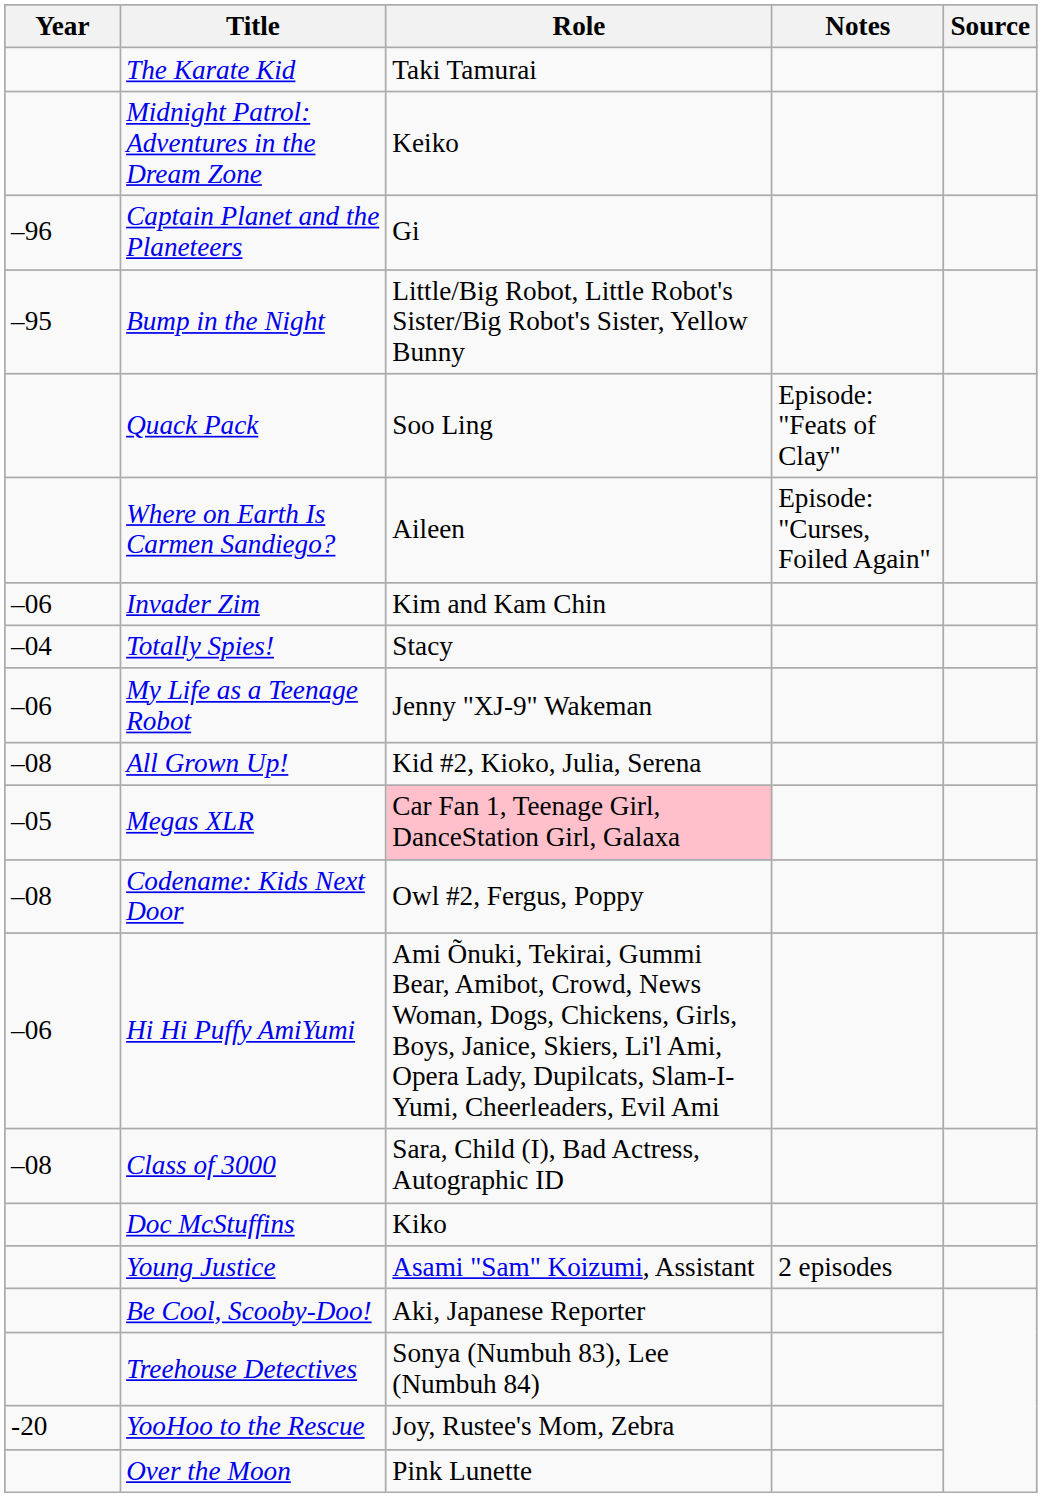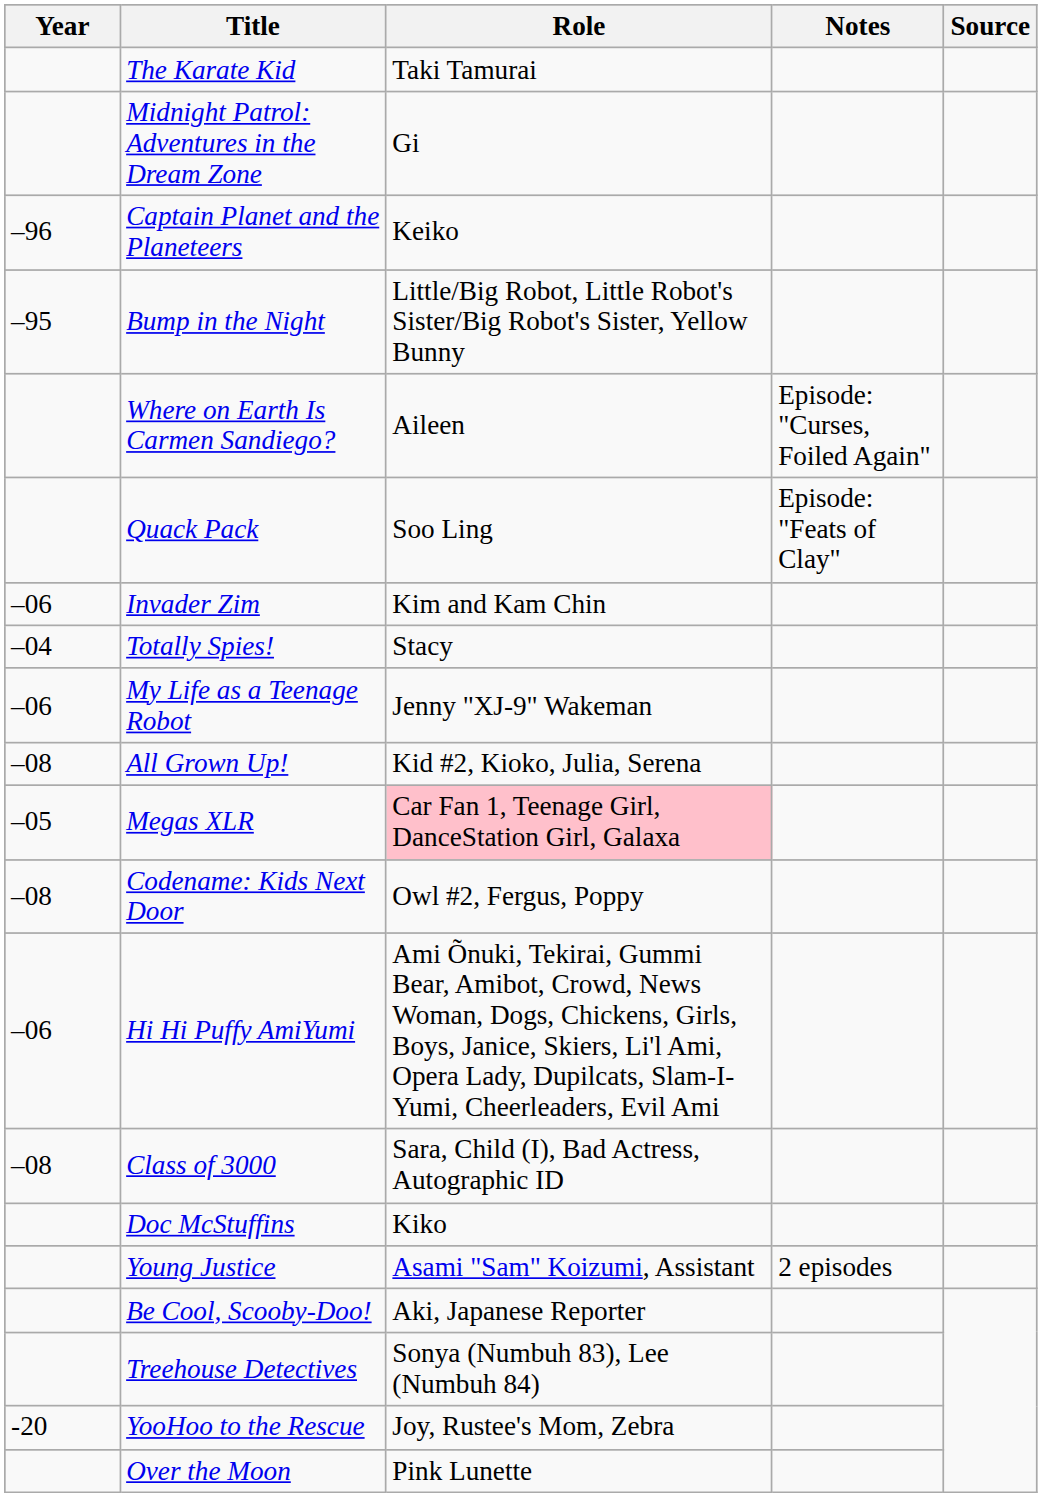(426, 142) Keiko -> (406, 142) Gi
(406, 231) Gi -> (426, 231) Keiko
rows swapped: (231, 529) <-> (192, 425)
